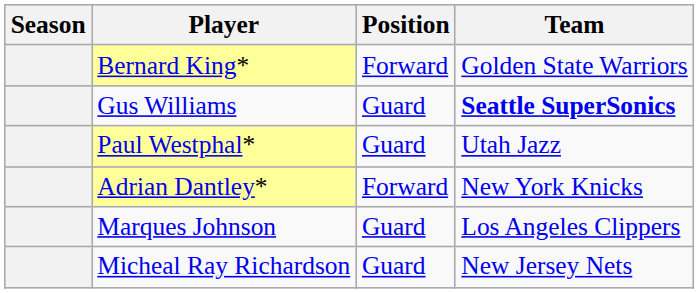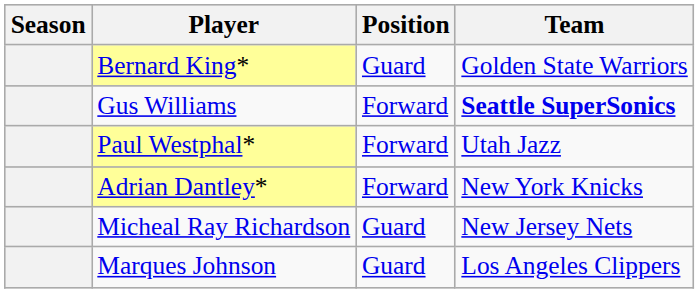(405, 65) Forward -> (394, 65) Guard
(394, 105) Guard -> (405, 105) Forward
(394, 145) Guard -> (405, 145) Forward
rows swapped: (224, 266) <-> (187, 226)
